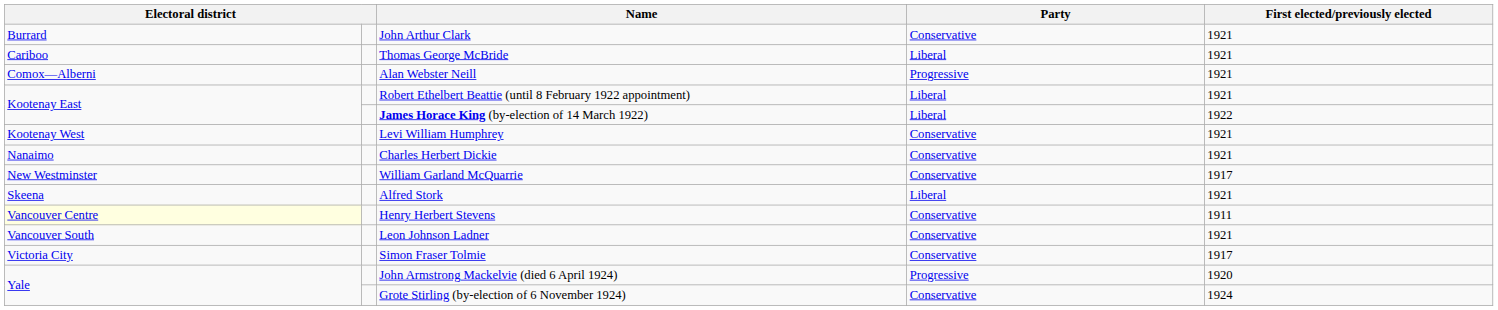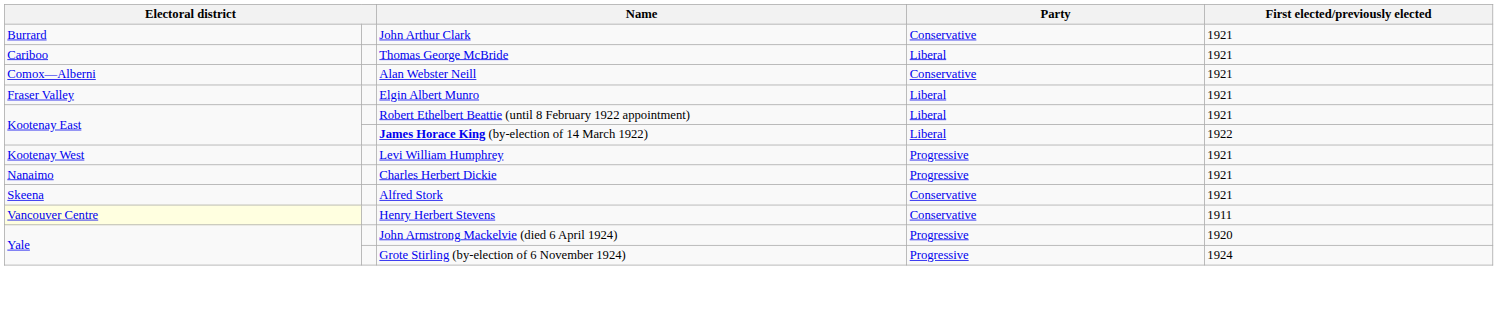(939, 74) Progressive -> (943, 74) Conservative
+ row: (429, 94)
(943, 134) Conservative -> (939, 154) Progressive
(943, 154) Conservative -> (939, 174) Progressive
- row: (451, 174)
(928, 194) Liberal -> (943, 194) Conservative
- row: (434, 235)
- row: (433, 255)
(943, 295) Conservative -> (939, 255) Progressive
